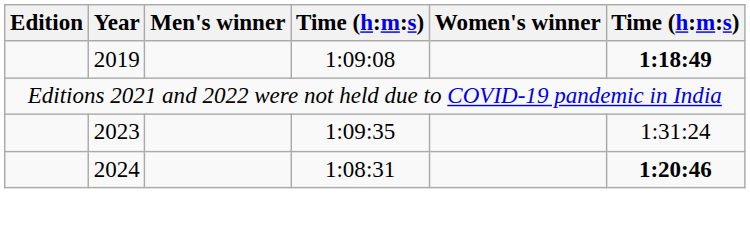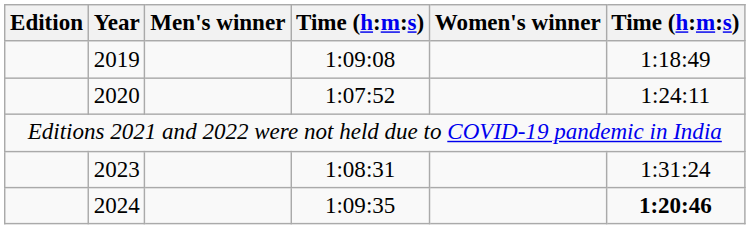(675, 59) bold -> (675, 59) normal
+ row: (117, 95)
(360, 132) 1:09:35 -> (360, 168) 1:08:31
(360, 168) 1:08:31 -> (360, 205) 1:09:35
